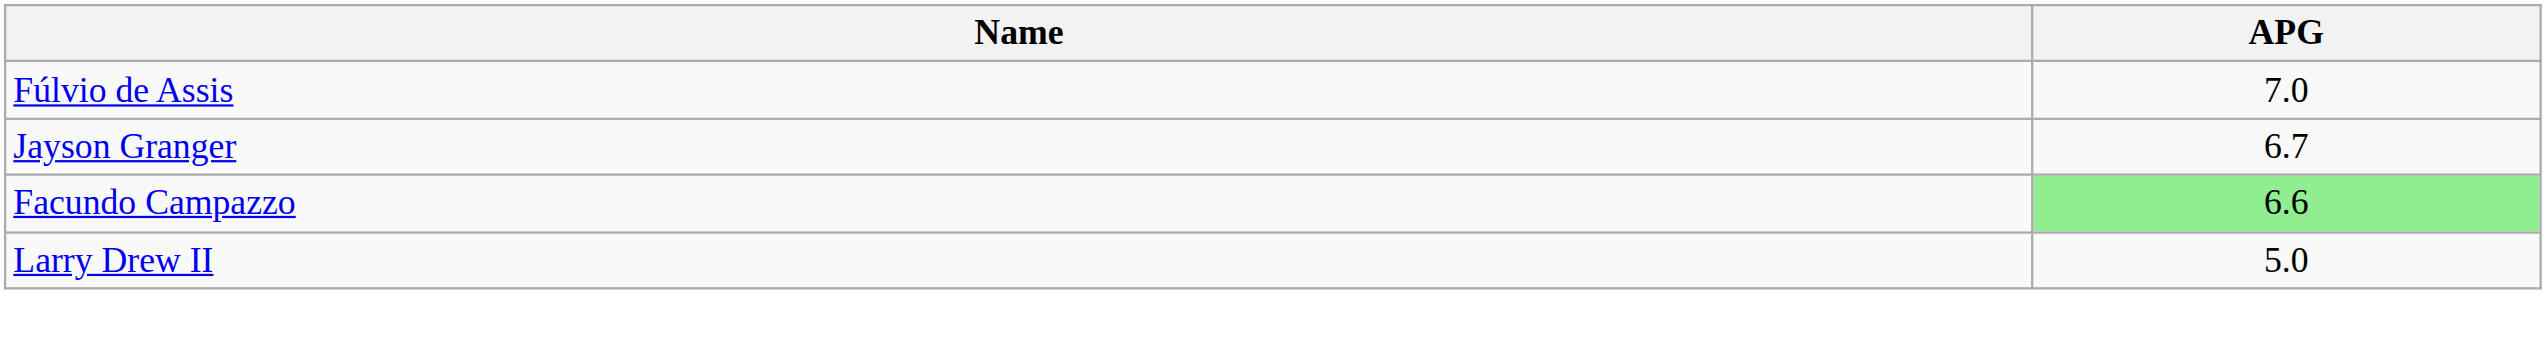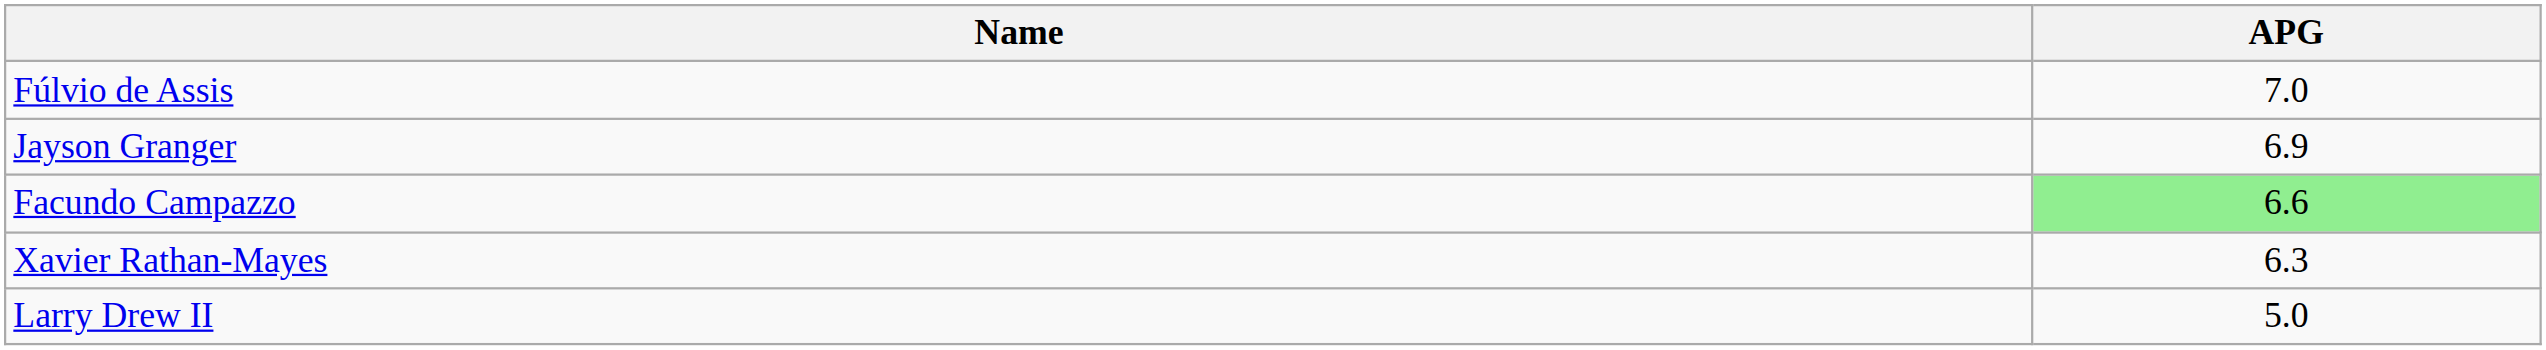(2286, 145) 6.7 -> (2286, 145) 6.9
+ row: (170, 259)
